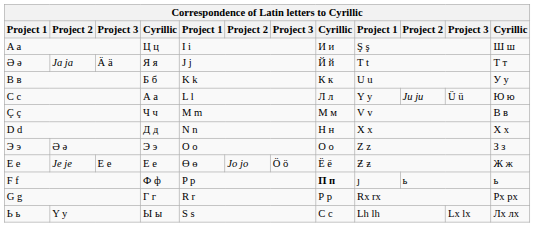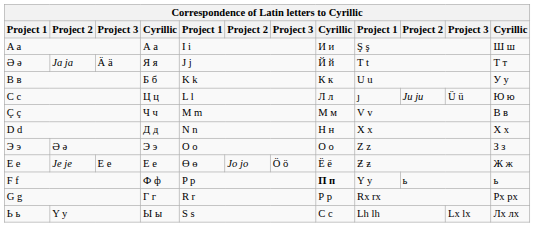(151, 46) Ц ц -> (151, 46) А а
(151, 96) А а -> (151, 96) Ц ц
(365, 96) Y y -> (359, 96) ȷ
(359, 180) ȷ -> (365, 180) Y y
